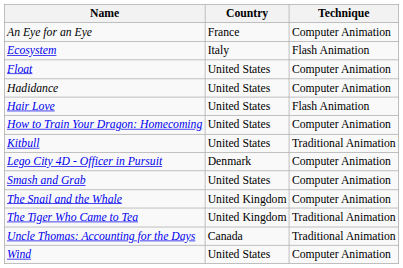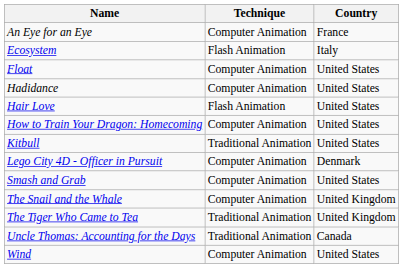columns swapped: (247, 13) <-> (344, 13)
